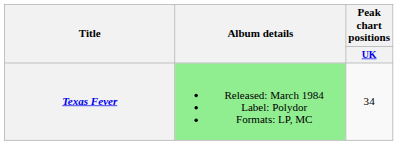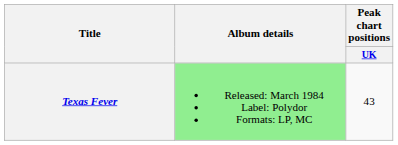(369, 101) 34 -> (369, 101) 43
